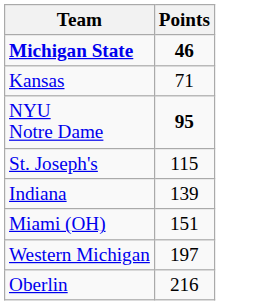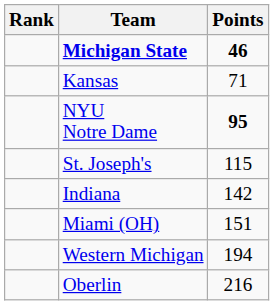+ column: (31, 19)
(184, 193) 139 -> (238, 193) 142
(184, 254) 197 -> (238, 254) 194
